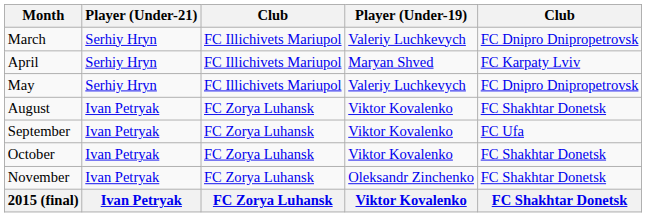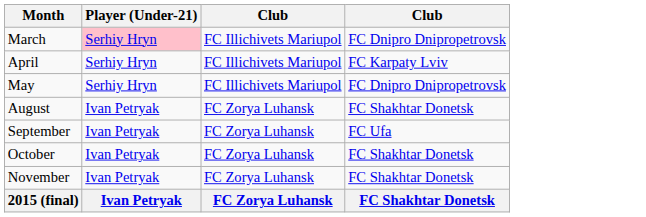- column: (411, 16)
(121, 39) no background -> (121, 39) pink background
